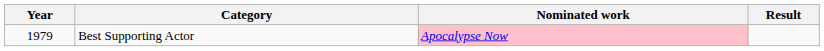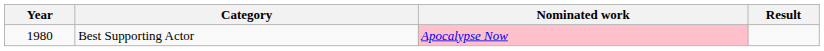(40, 35) 1979 -> (40, 35) 1980
